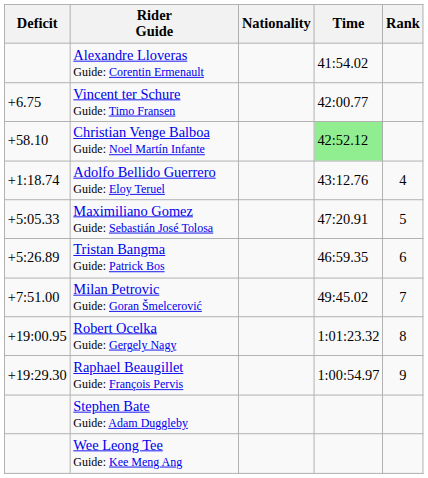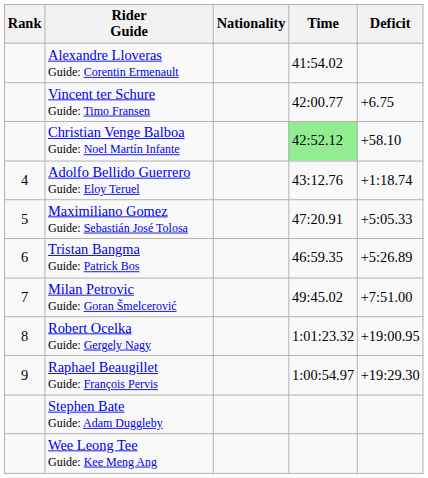columns swapped: (403, 24) <-> (37, 24)
